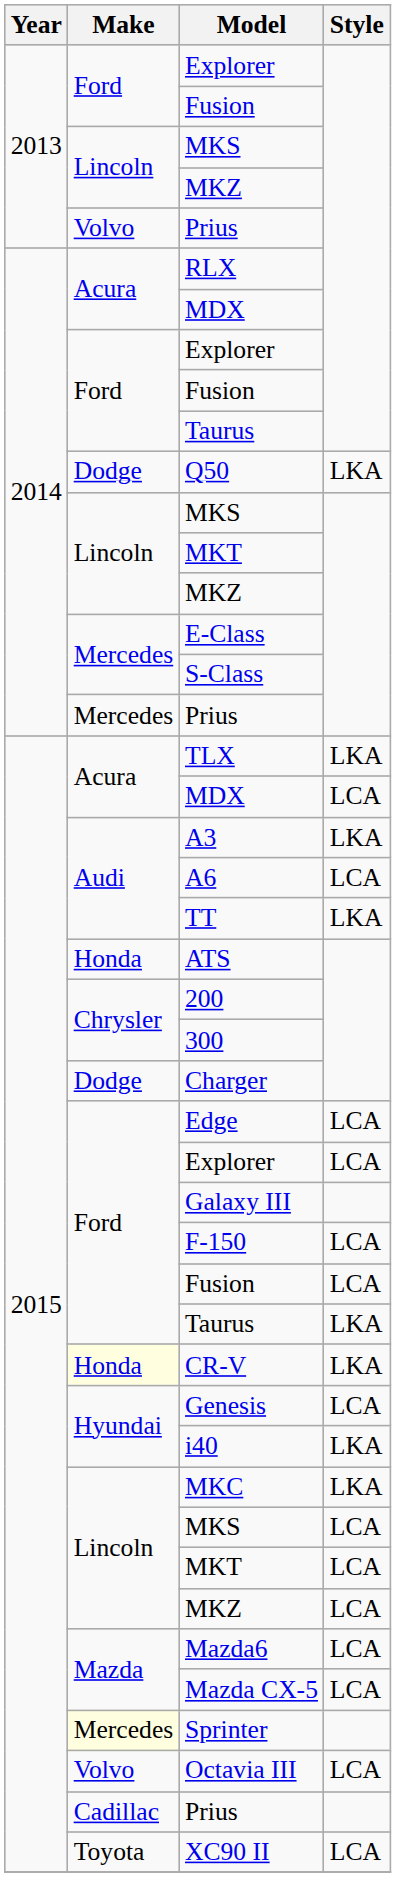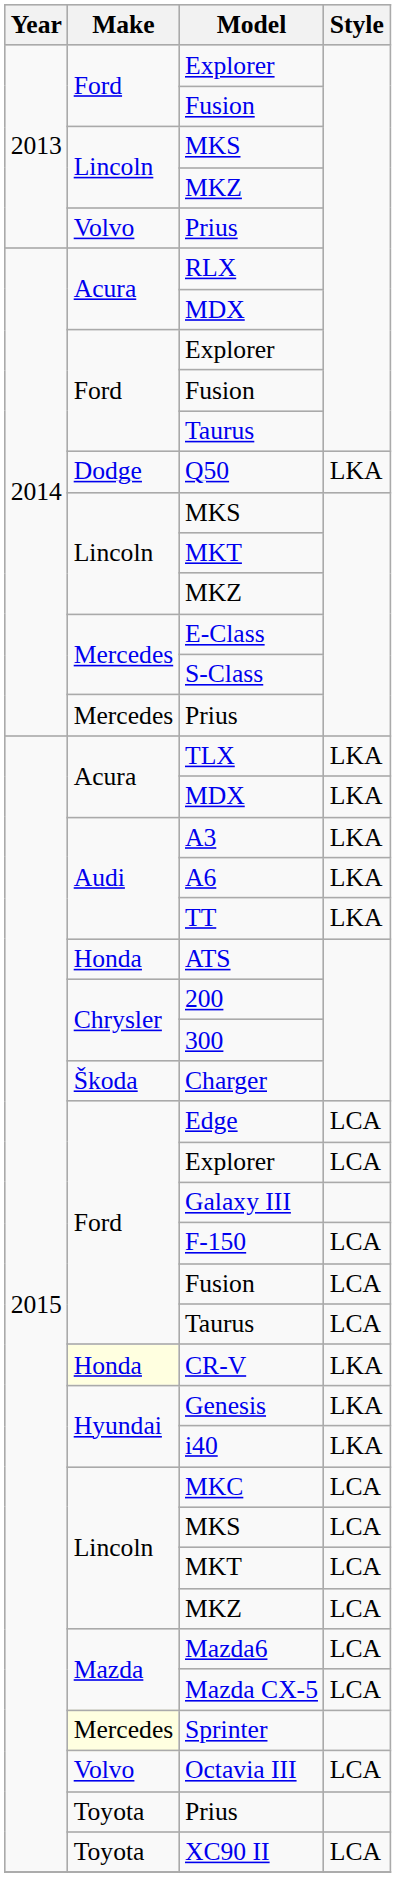(355, 796) LCA -> (356, 796) LKA
(355, 877) LCA -> (356, 877) LKA
(108, 1080) Dodge -> (106, 1080) Škoda
(356, 1324) LKA -> (355, 1324) LCA
(355, 1405) LCA -> (356, 1405) LKA
(356, 1486) LKA -> (355, 1486) LCA
(116, 1811) Cadillac -> (109, 1811) Toyota
